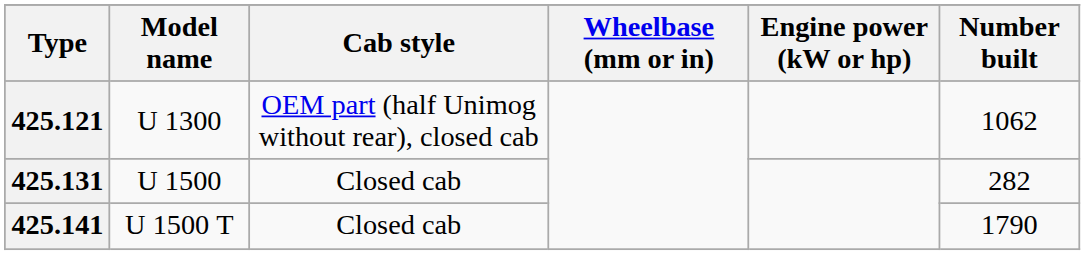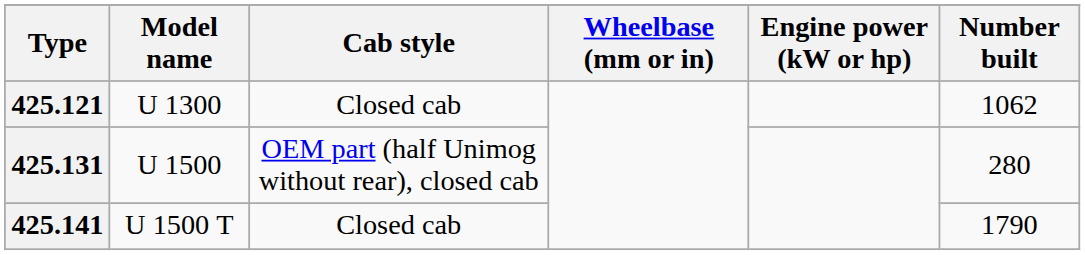(399, 119) OEM part (half Unimog without rear), closed cab -> (399, 103) Closed cab
(399, 180) Closed cab -> (399, 164) OEM part (half Unimog without rear), closed cab
(1009, 180) 282 -> (1009, 164) 280
